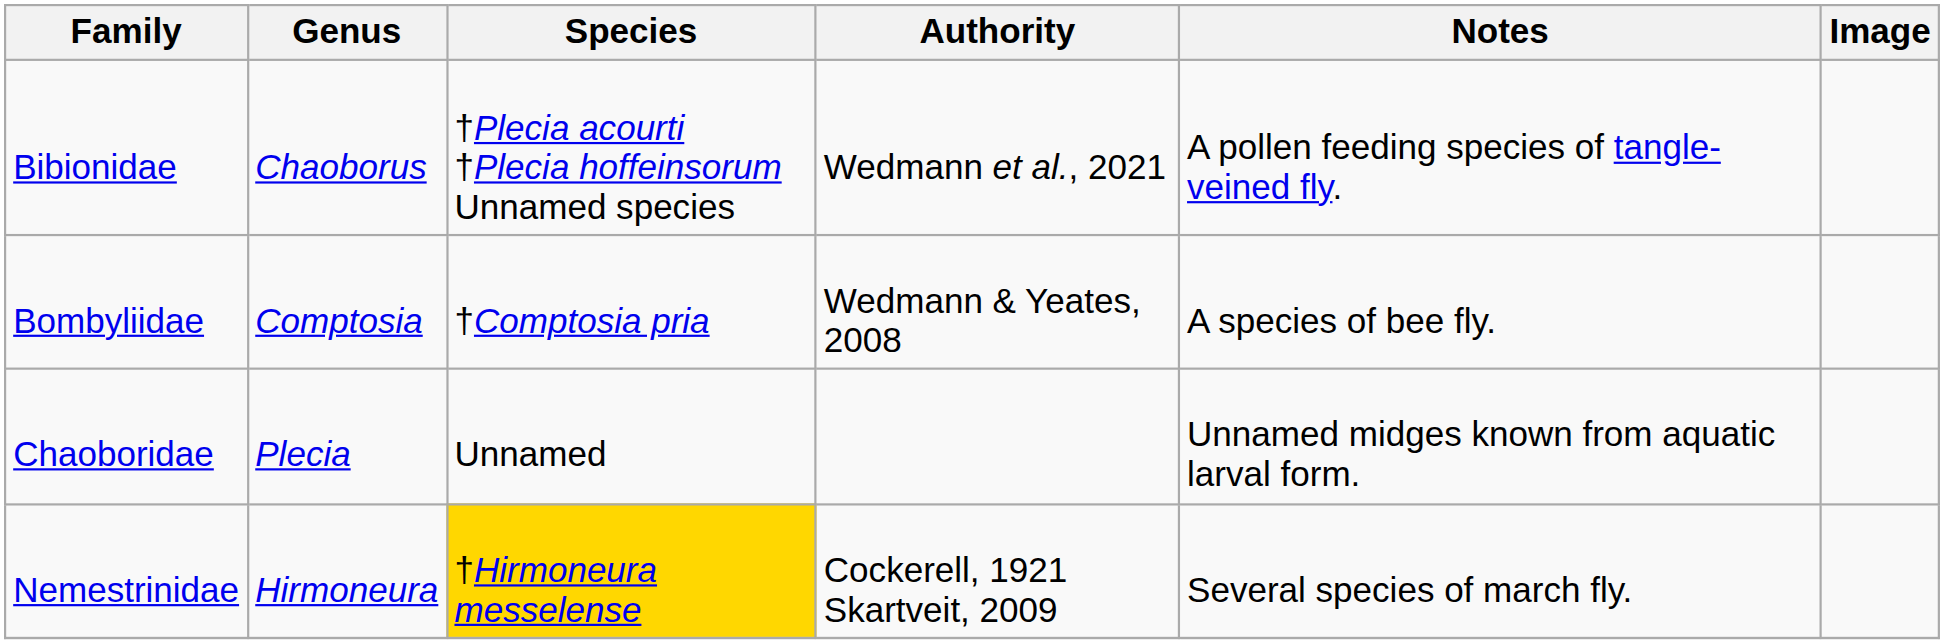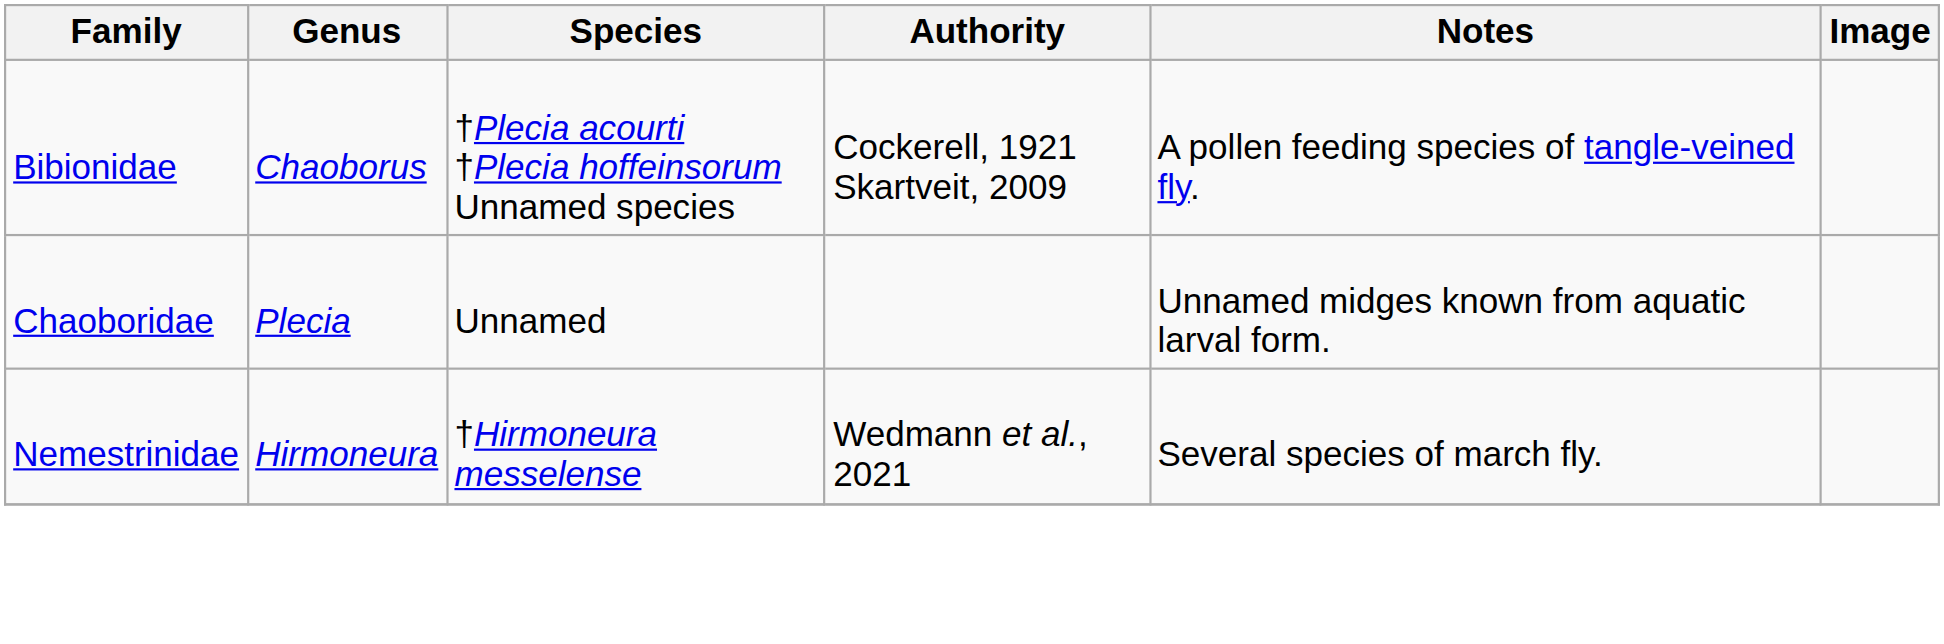(995, 166) Wedmann et al., 2021 -> (955, 166) Cockerell, 1921 Skartveit, 2009
- row: (109, 320)
(556, 589) gold background -> (556, 455) no background
(946, 589) Cockerell, 1921 Skartveit, 2009 -> (960, 455) Wedmann et al., 2021
